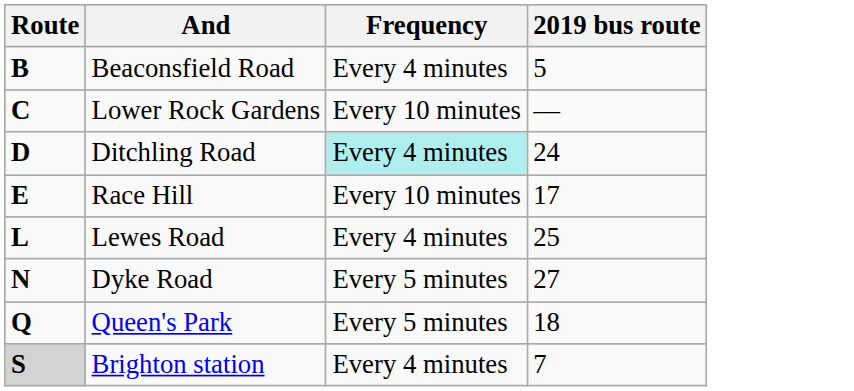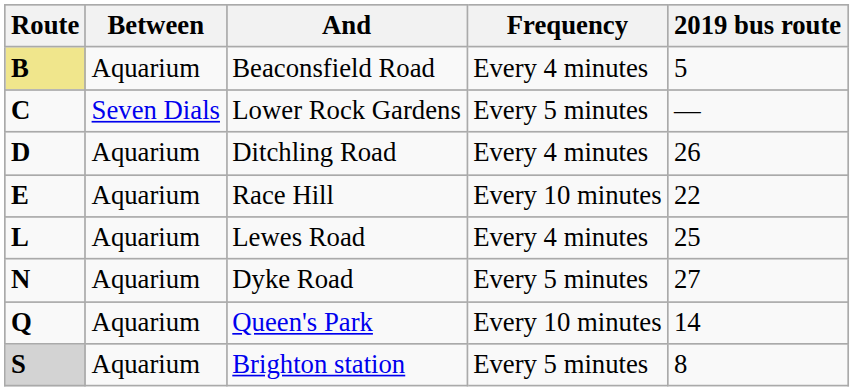+ column: (156, 25)
(20, 68) no background -> (20, 68) khaki background
(427, 110) Every 10 minutes -> (561, 110) Every 5 minutes
(420, 152) paleturquoise background -> (561, 152) no background
(547, 152) 24 -> (687, 152) 26
(547, 195) 17 -> (687, 195) 22
(420, 322) Every 5 minutes -> (567, 322) Every 10 minutes
(547, 322) 18 -> (687, 322) 14
(420, 364) Every 4 minutes -> (561, 364) Every 5 minutes
(540, 364) 7 -> (681, 364) 8
